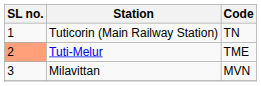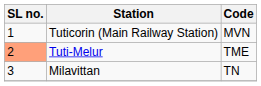(232, 33) TN -> (237, 33) MVN
(237, 71) MVN -> (232, 71) TN
